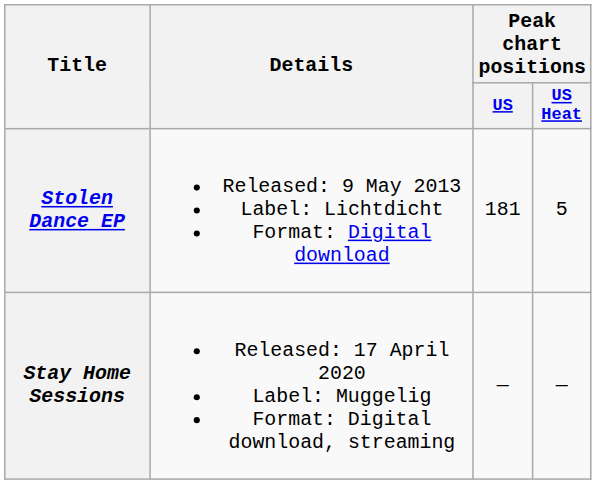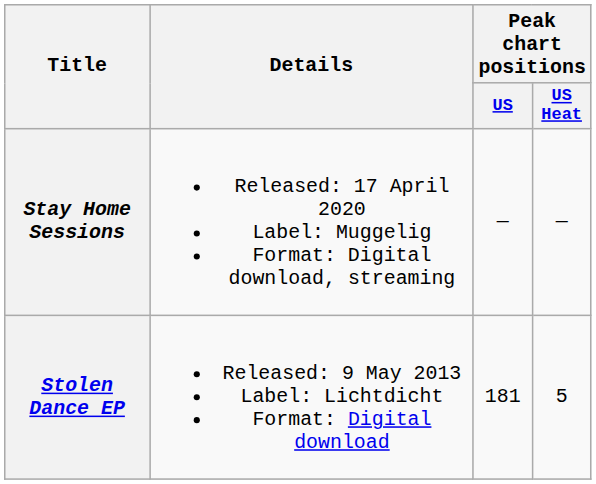rows swapped: (77, 210) <-> (77, 386)
